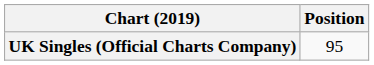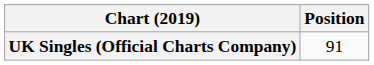(334, 45) 95 -> (334, 45) 91
